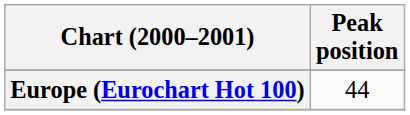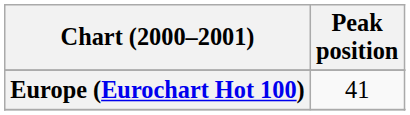(357, 89) 44 -> (357, 89) 41
